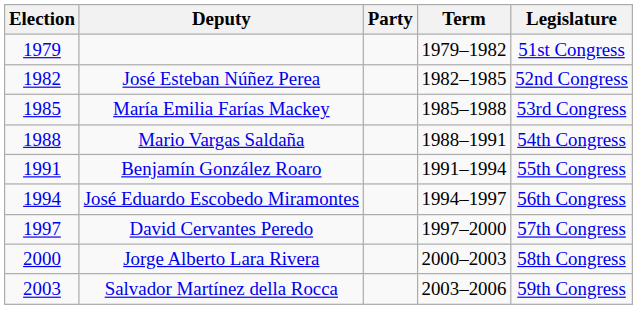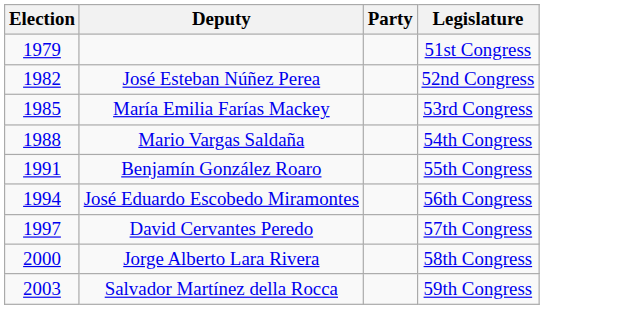- column: (464, 19)
